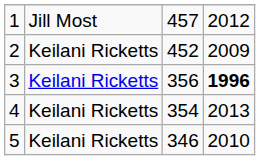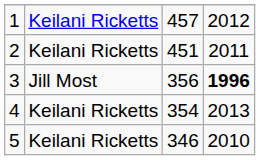(63, 20) Jill Most -> (93, 20) Keilani Ricketts
(183, 50) 452 -> (183, 50) 451
(229, 50) 2009 -> (229, 50) 2011
(93, 80) Keilani Ricketts -> (63, 80) Jill Most
